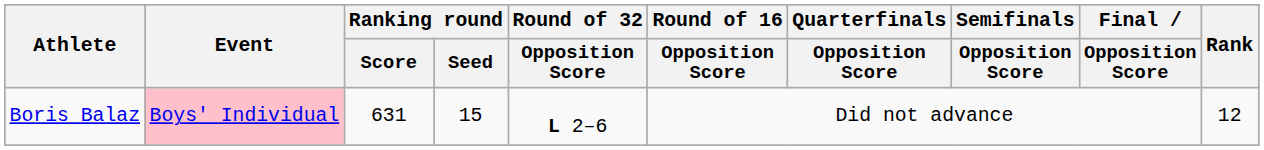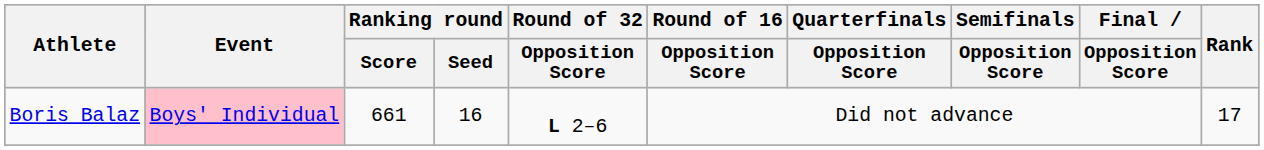(389, 116) 631 -> (389, 116) 661
(471, 116) 15 -> (471, 116) 16
(1230, 116) 12 -> (1230, 116) 17
